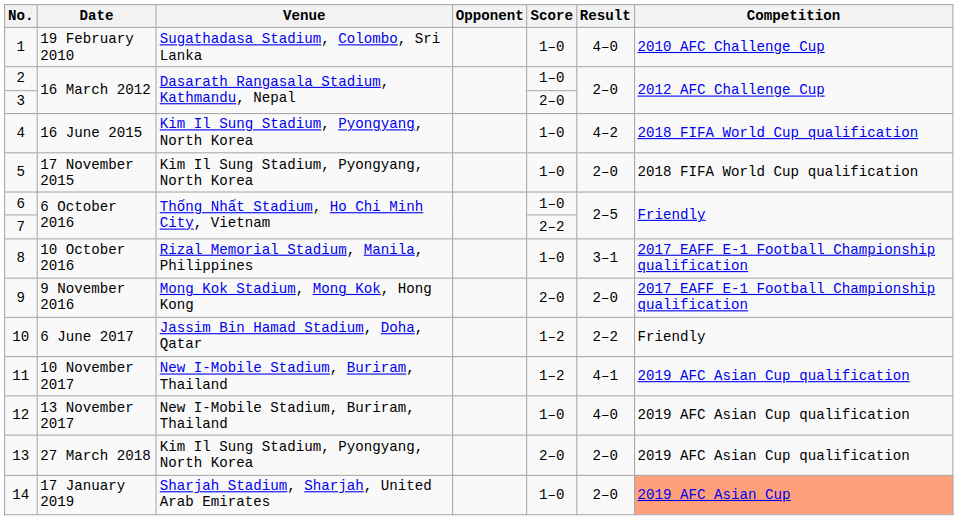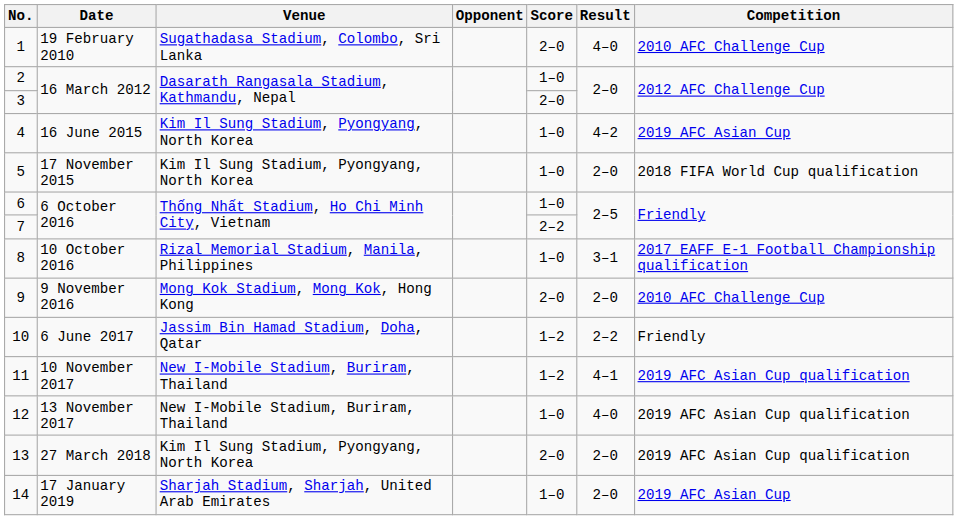(552, 47) 1–0 -> (552, 47) 2–0
(778, 133) 2018 FIFA World Cup qualification -> (714, 133) 2019 AFC Asian Cup
(786, 298) 2017 EAFF E-1 Football Championship qualification -> (731, 298) 2010 AFC Challenge Cup
(714, 495) lightsalmon background -> (714, 495) no background
